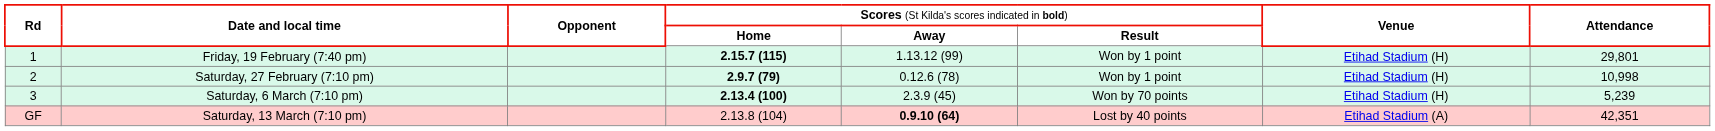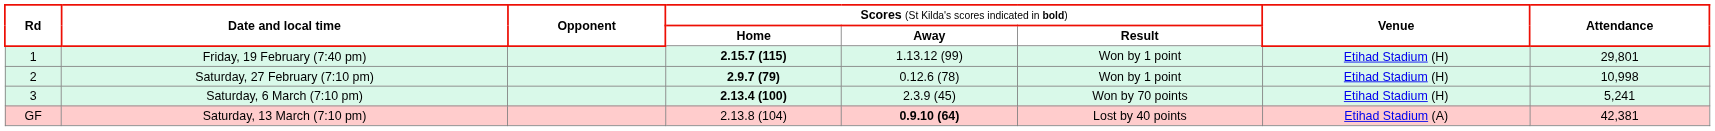(1620, 96) 5,239 -> (1620, 96) 5,241
(1620, 115) 42,351 -> (1620, 115) 42,381
